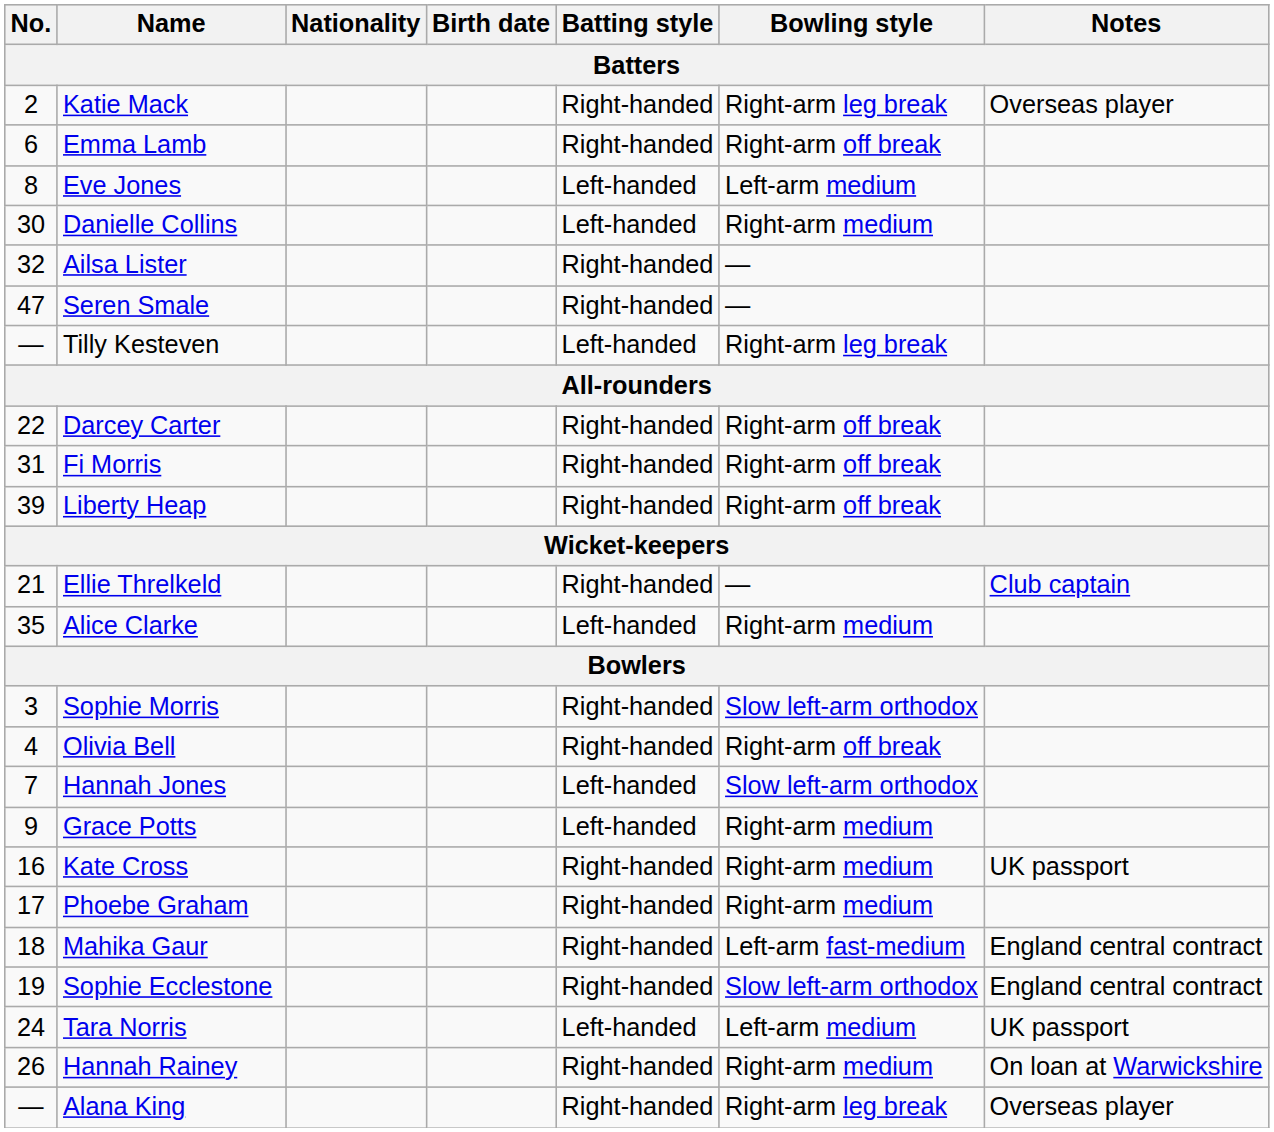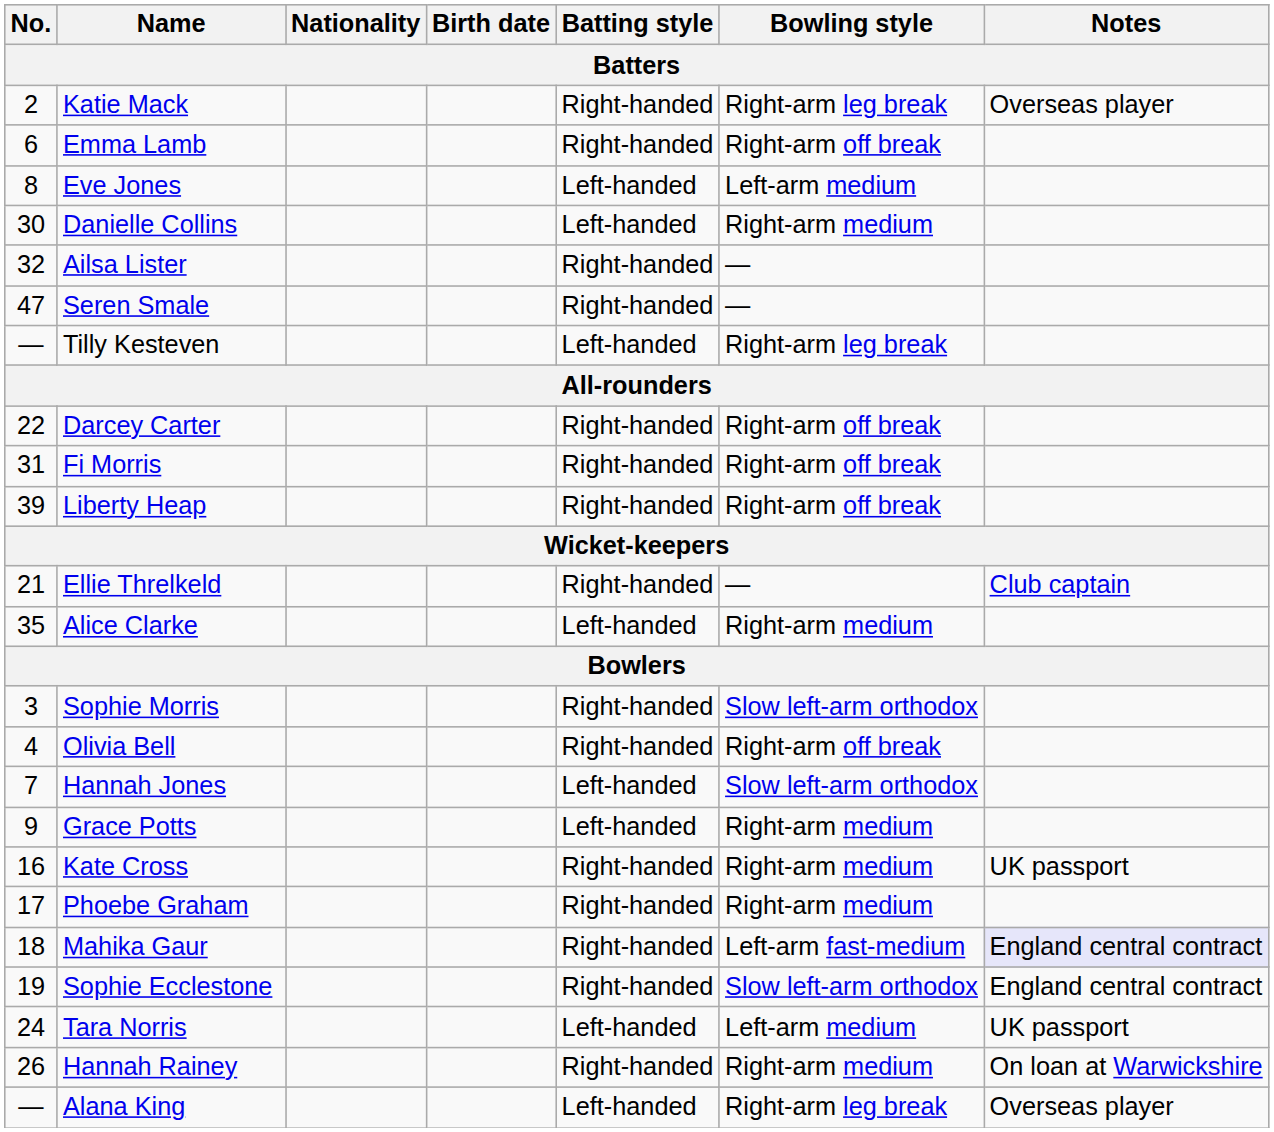(1126, 946) no background -> (1126, 946) lavender background
(638, 1107) Right-handed -> (629, 1107) Left-handed
